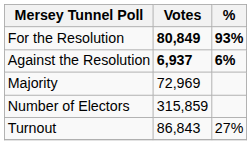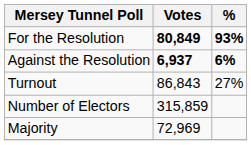rows swapped: (33, 83) <-> (32, 128)
